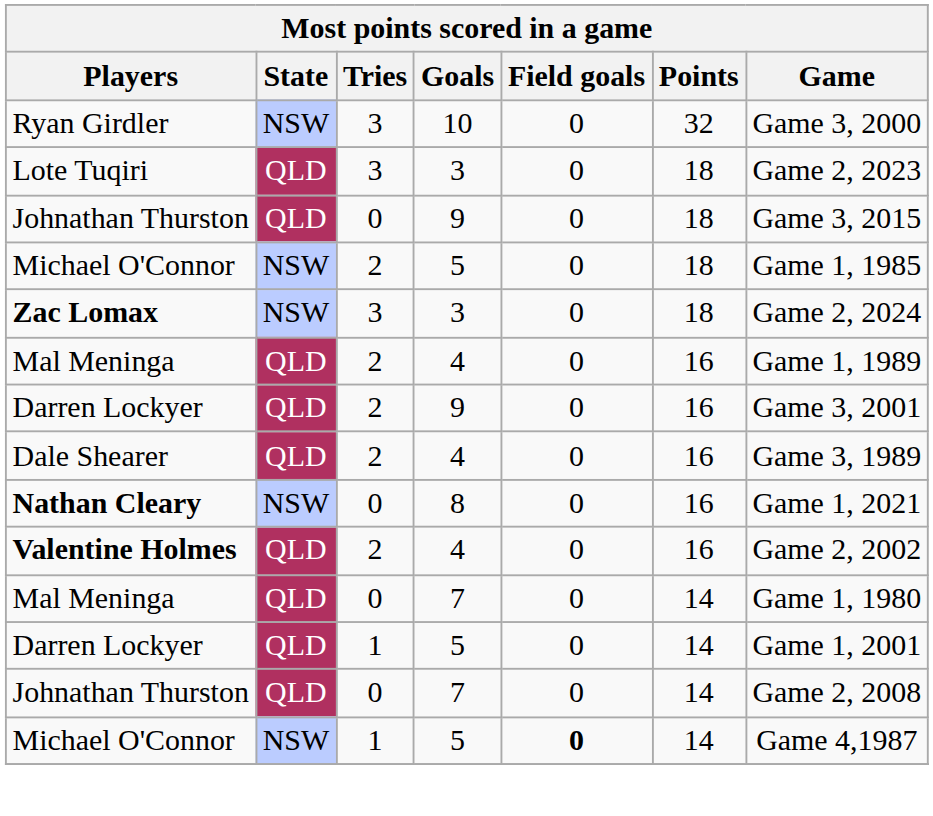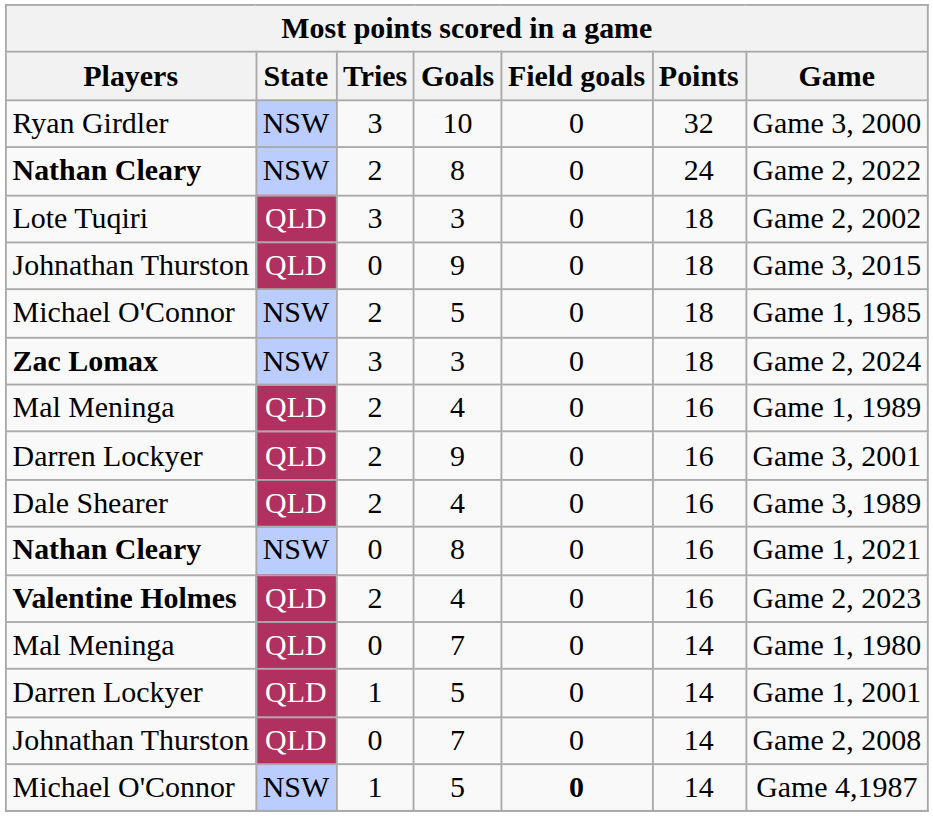+ row: (107, 170)
(837, 170) Game 2, 2023 -> (837, 218) Game 2, 2002
(837, 550) Game 2, 2002 -> (837, 597) Game 2, 2023
